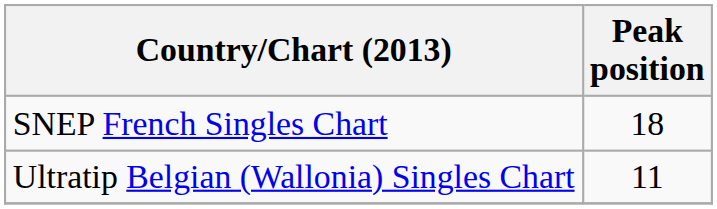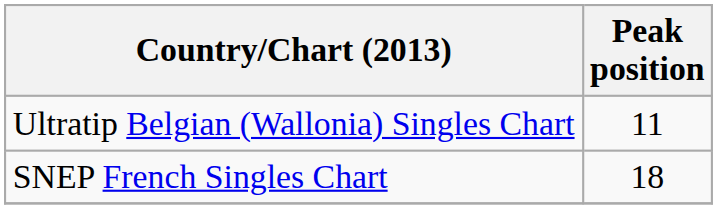rows swapped: (294, 176) <-> (200, 122)
